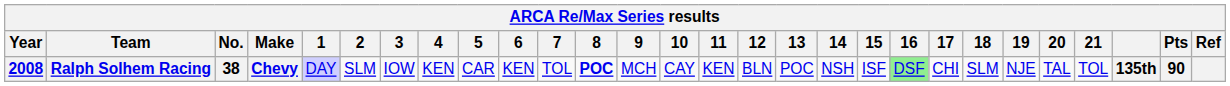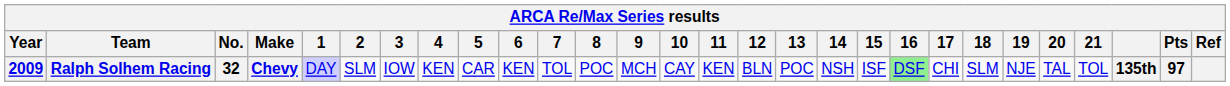(26, 69) 2008 -> (26, 69) 2009
(231, 69) 38 -> (231, 69) 32
(596, 69) bold -> (596, 69) normal
(1176, 69) 90 -> (1176, 69) 97
